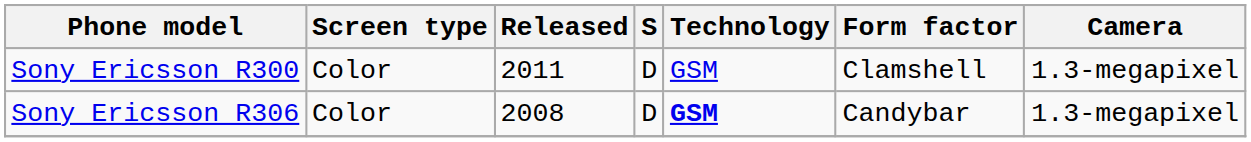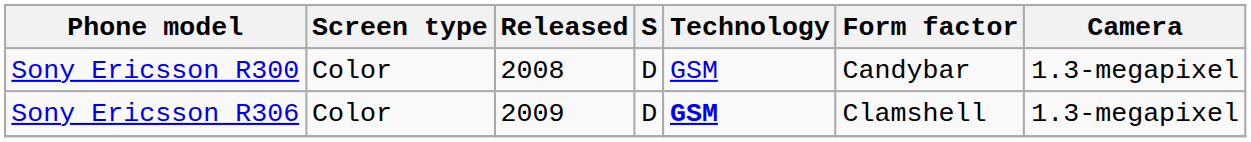(533, 70) 2011 -> (533, 70) 2008
(915, 70) Clamshell -> (907, 70) Candybar
(533, 114) 2008 -> (533, 114) 2009
(907, 114) Candybar -> (915, 114) Clamshell
